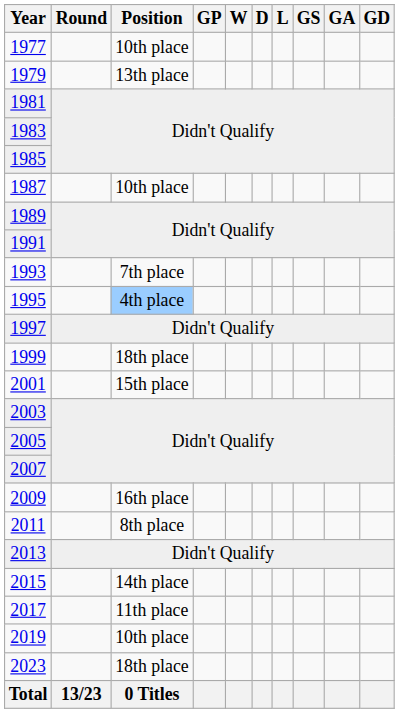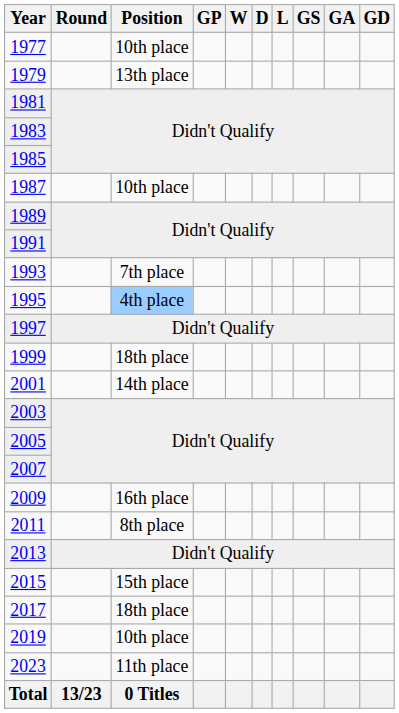(152, 384) 15th place -> (152, 384) 14th place
(152, 581) 14th place -> (152, 581) 15th place
(152, 610) 11th place -> (152, 610) 18th place
(152, 666) 18th place -> (152, 666) 11th place
